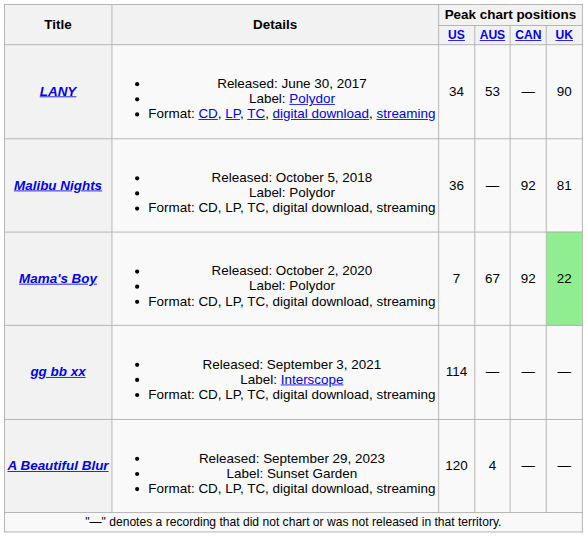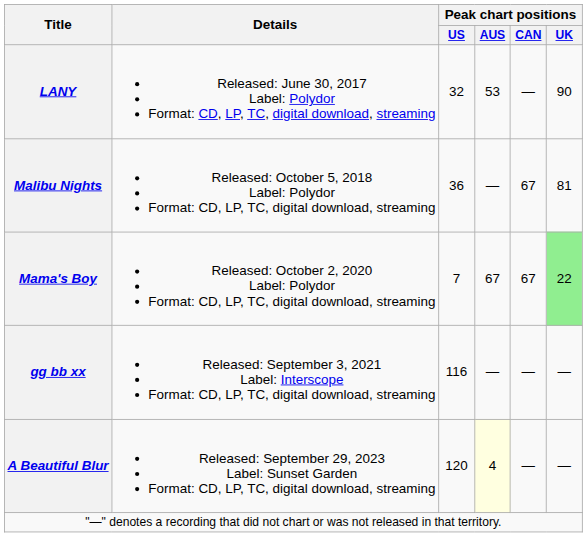(457, 91) 34 -> (457, 91) 32
(528, 185) 92 -> (528, 185) 67
(528, 278) 92 -> (528, 278) 67
(457, 372) 114 -> (457, 372) 116
(492, 465) no background -> (492, 465) lightyellow background
